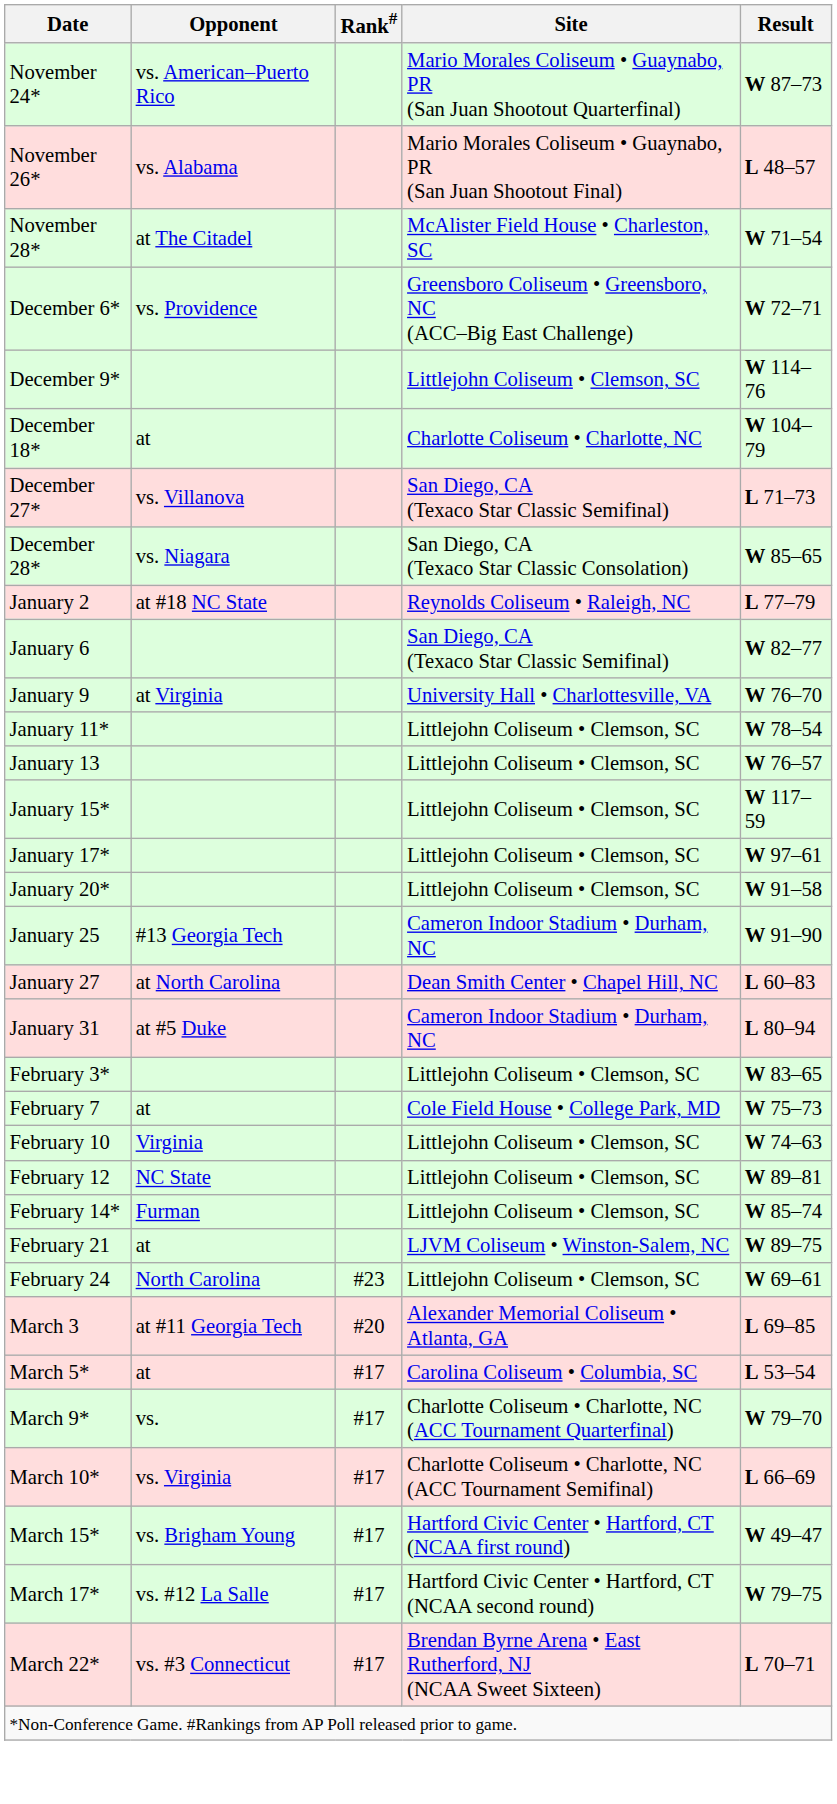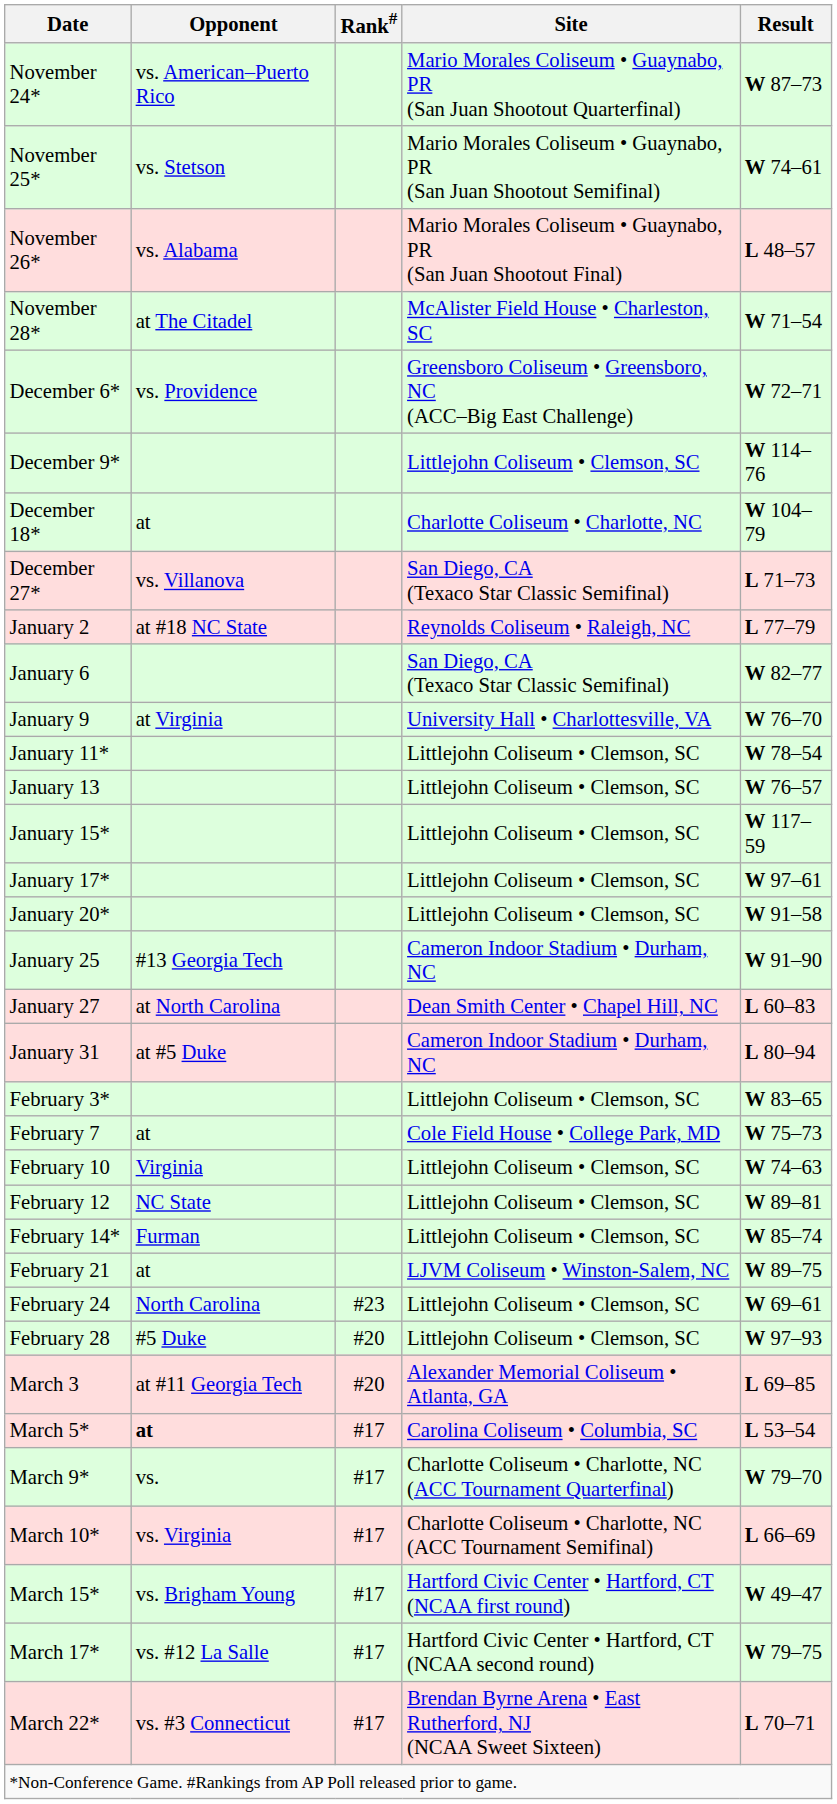+ row: (53, 167)
- row: (52, 555)
+ row: (60, 1337)
(143, 1371) normal -> (144, 1430) bold
